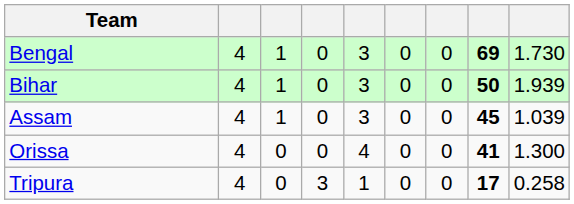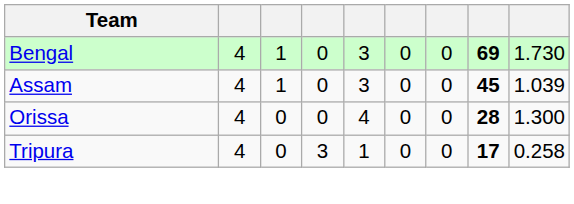- row: (33, 85)
(488, 150) 41 -> (488, 118) 28
